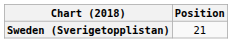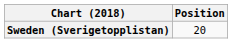(200, 30) 21 -> (200, 30) 20
